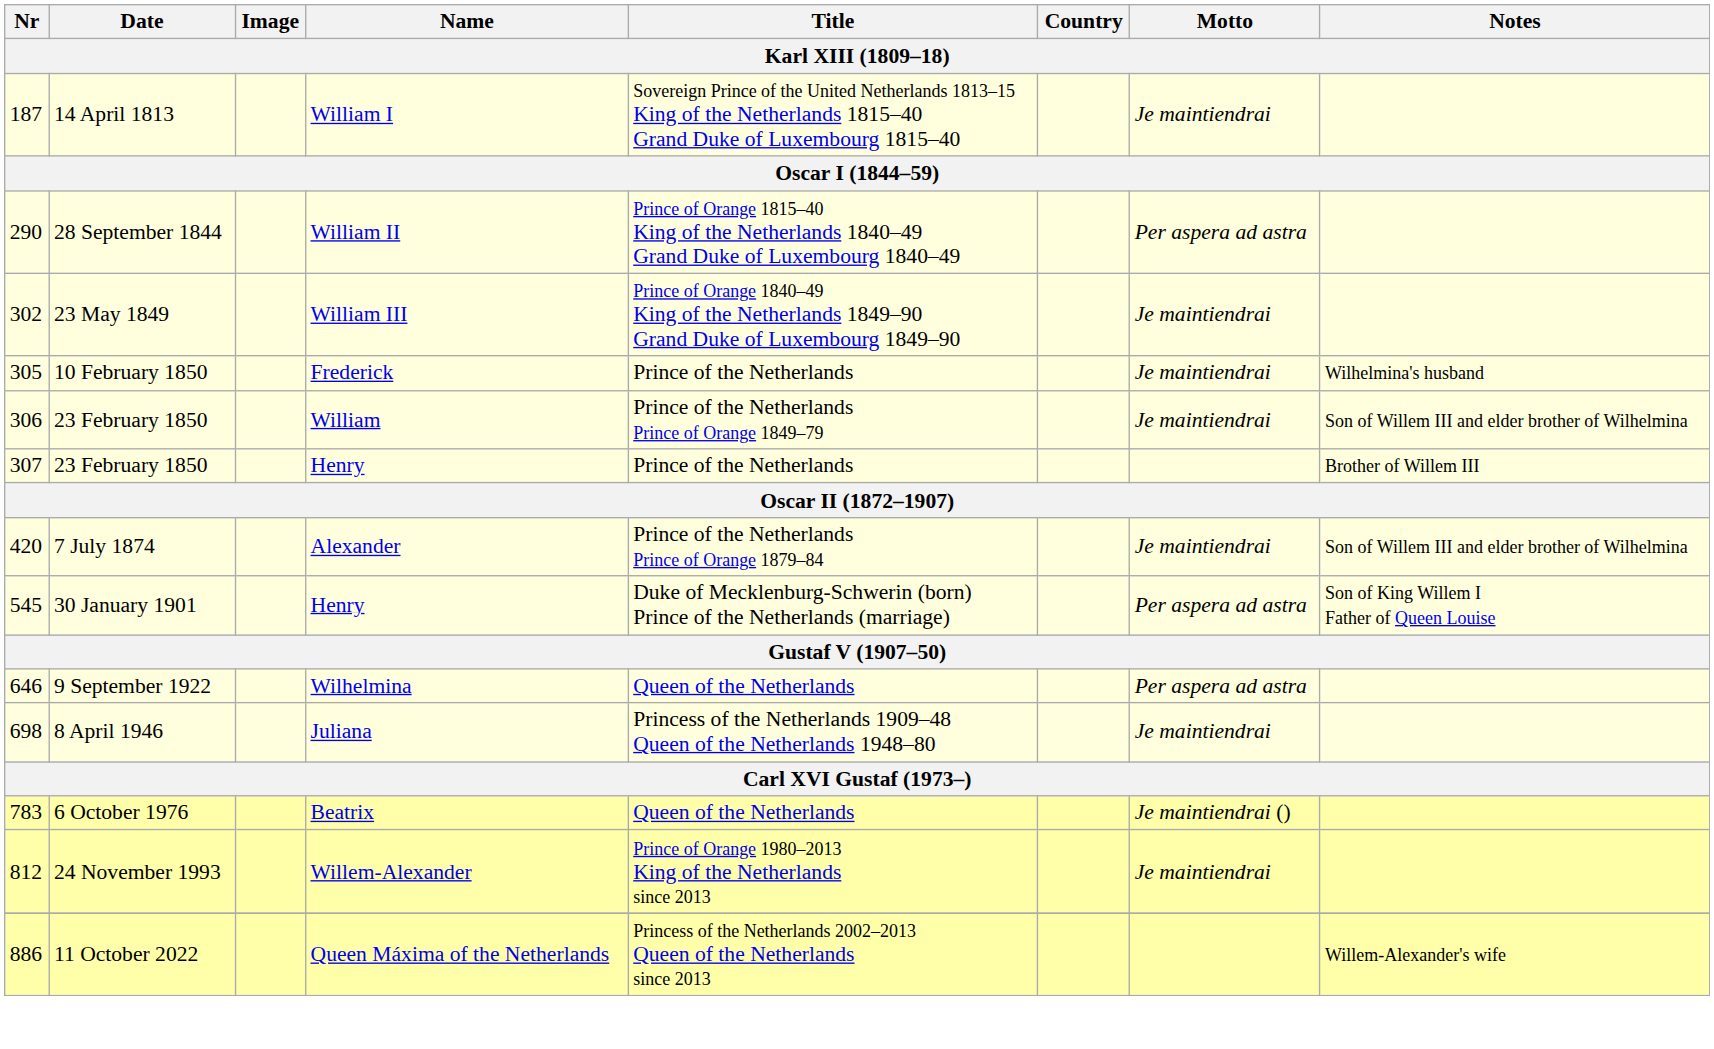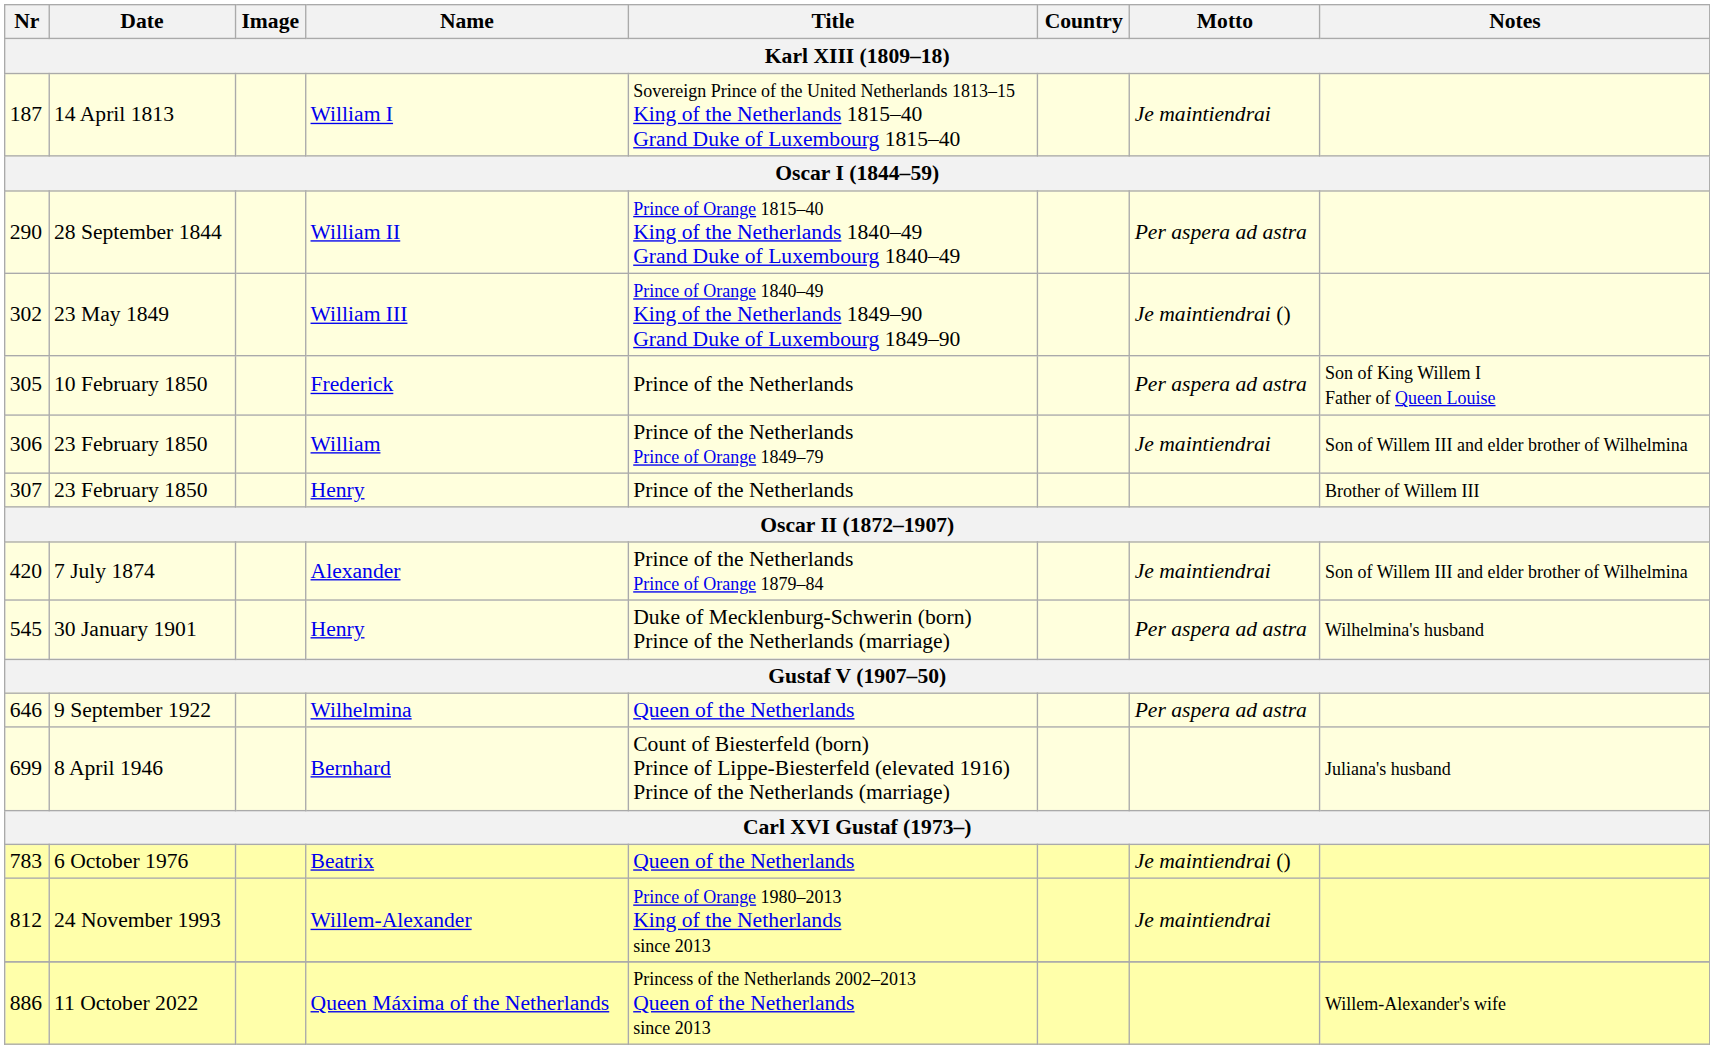(1203, 314) Je maintiendrai -> (1213, 314) Je maintiendrai ()
(1203, 372) Je maintiendrai -> (1221, 385) Per aspera ad astra
(1405, 374) Wilhelmina's husband -> (1410, 386) Son of King Willem I Father of Queen Louise
(1410, 606) Son of King Willem I Father of Queen Louise -> (1405, 630) Wilhelmina's husband
- row: (26, 732)
+ row: (26, 768)
